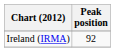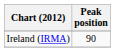(91, 39) 92 -> (91, 39) 90
